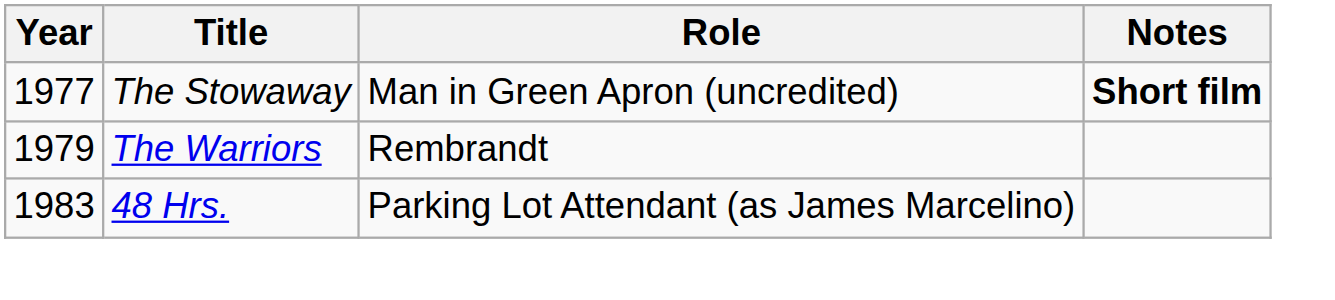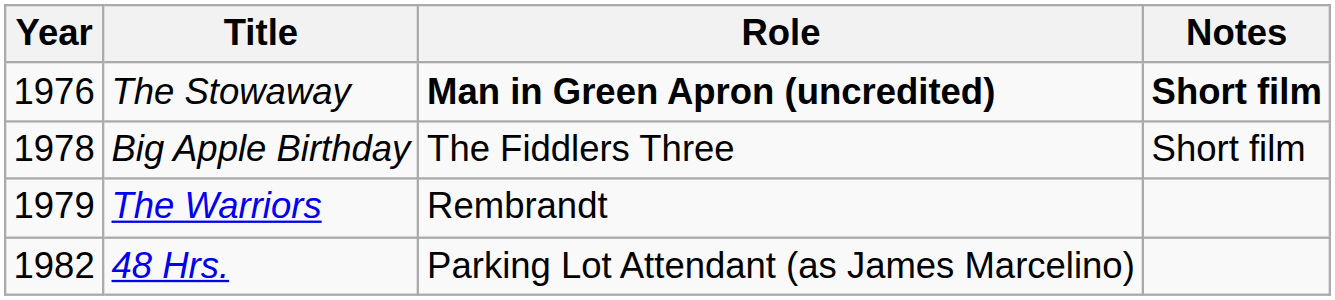(54, 91) 1977 -> (54, 91) 1976
(633, 91) normal -> (711, 91) bold
+ row: (261, 149)
(54, 206) 1983 -> (54, 264) 1982
